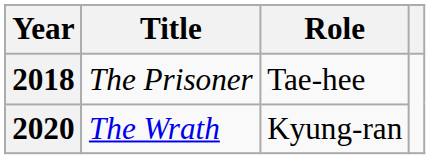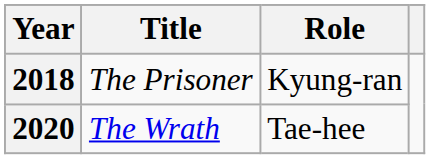(316, 78) Tae-hee -> (335, 78) Kyung-ran
(335, 128) Kyung-ran -> (316, 128) Tae-hee
